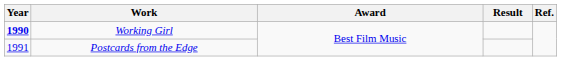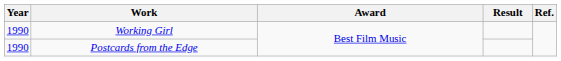(18, 30) bold -> (18, 30) normal
(18, 47) 1991 -> (18, 47) 1990
